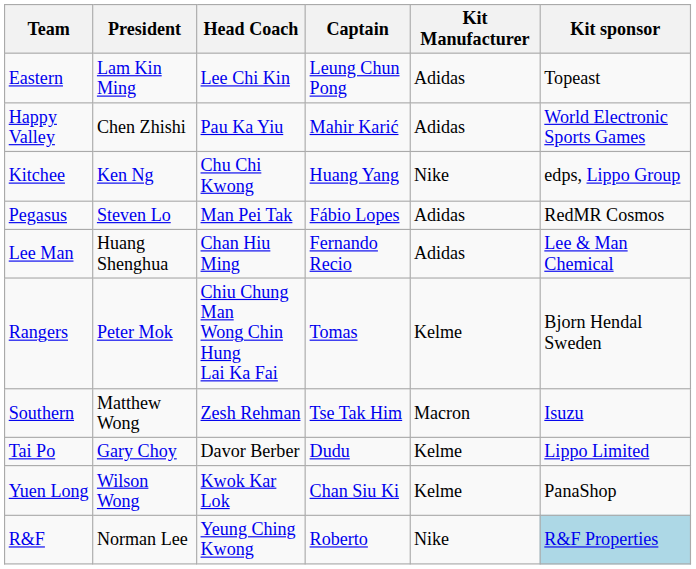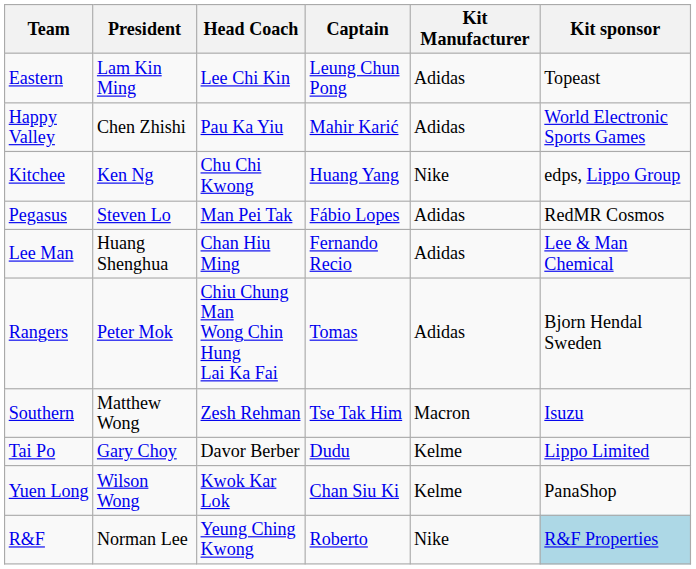(438, 333) Kelme -> (440, 333) Adidas
